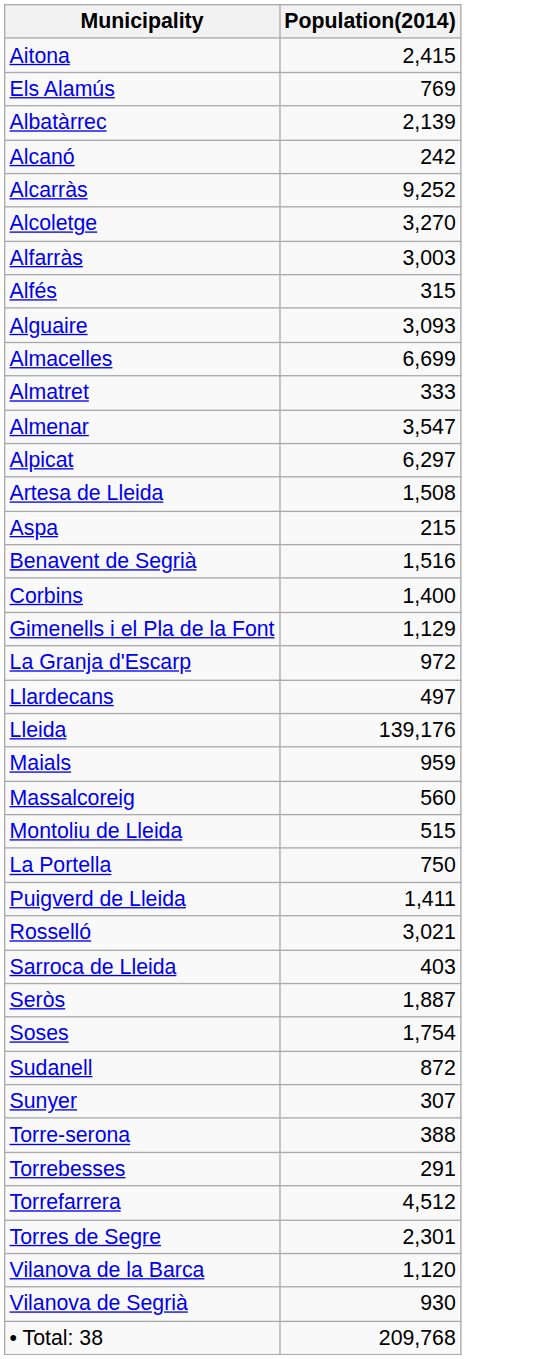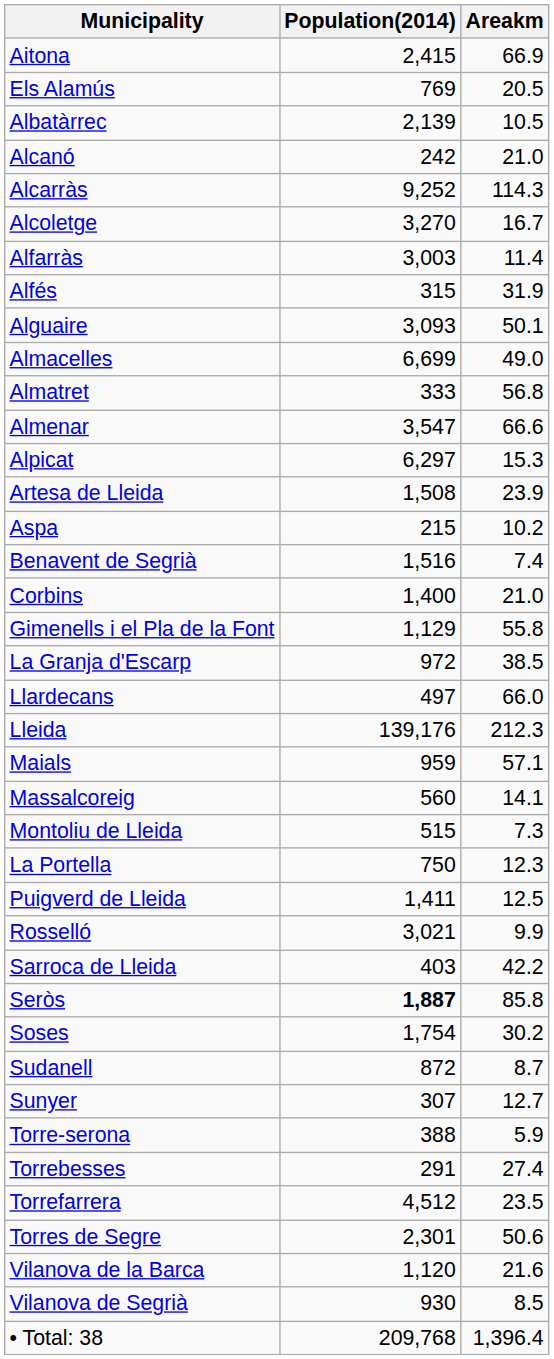+ column: (505, 21)
(429, 1000) normal -> (429, 1000) bold
